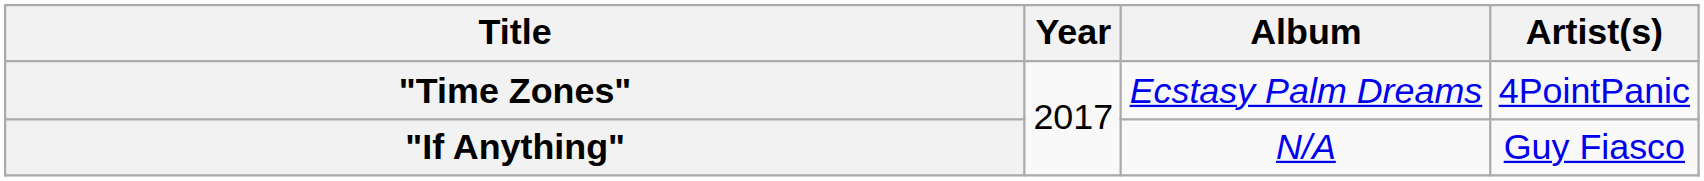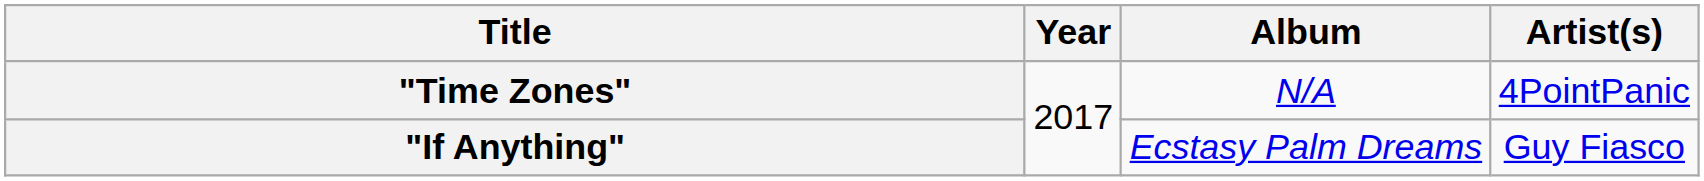(1306, 89) Ecstasy Palm Dreams -> (1306, 89) N/A
(1306, 146) N/A -> (1306, 146) Ecstasy Palm Dreams
